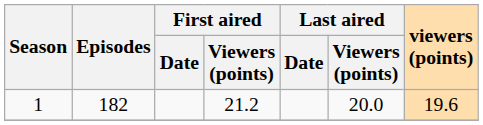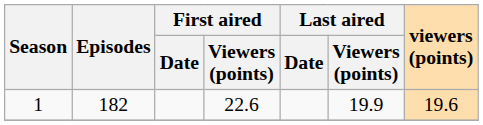(242, 104) 21.2 -> (242, 104) 22.6
(366, 104) 20.0 -> (366, 104) 19.9
